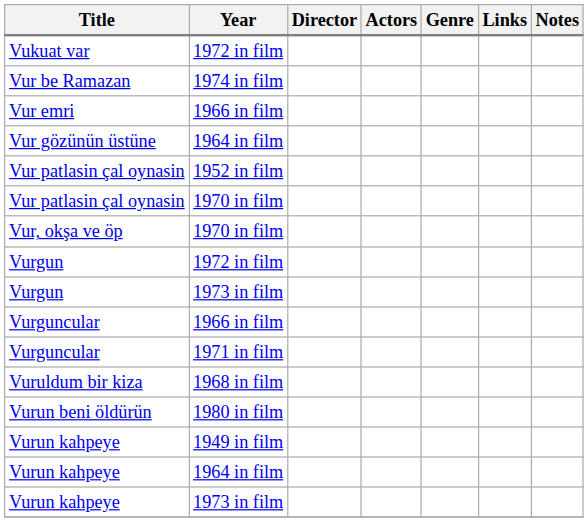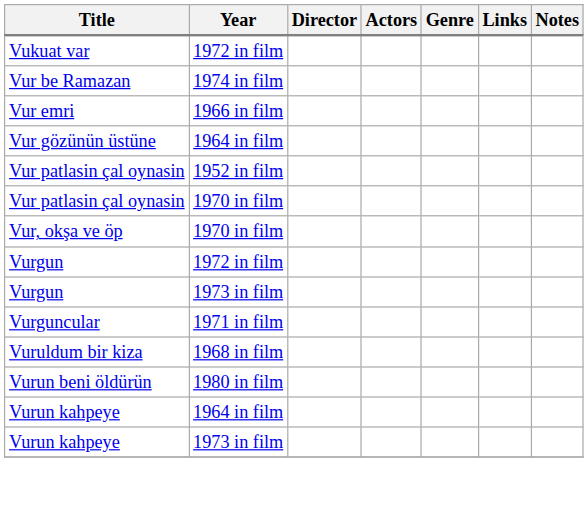- row: (54, 321)
- row: (64, 441)
